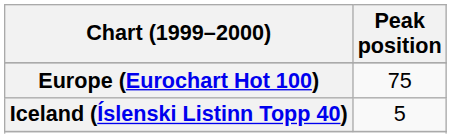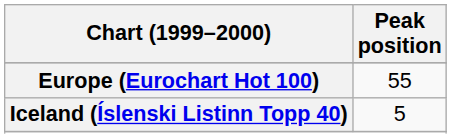(400, 80) 75 -> (400, 80) 55
